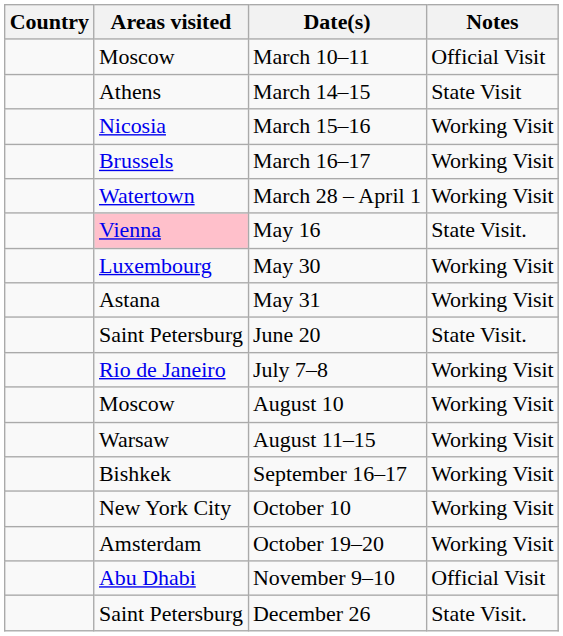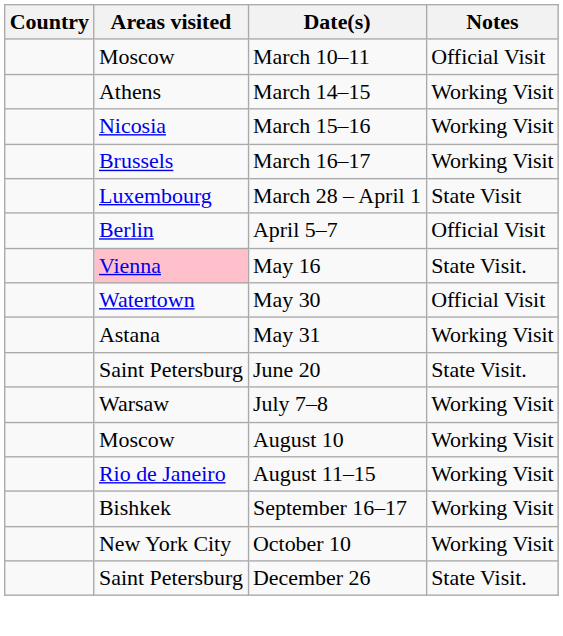(476, 91) State Visit -> (492, 91) Working Visit
(147, 195) Watertown -> (155, 195) Luxembourg
(492, 195) Working Visit -> (476, 195) State Visit
+ row: (295, 230)
(155, 265) Luxembourg -> (147, 299) Watertown
(492, 265) Working Visit -> (488, 299) Official Visit
(162, 369) Rio de Janeiro -> (134, 404) Warsaw
(134, 439) Warsaw -> (162, 473) Rio de Janeiro
- row: (318, 543)
- row: (324, 578)
